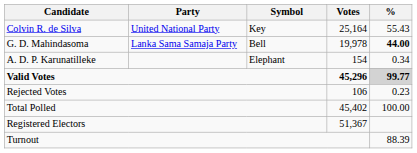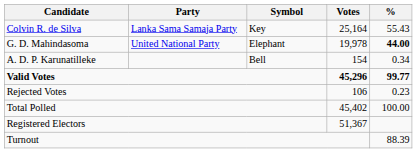(175, 28) United National Party -> (184, 28) Lanka Sama Samaja Party
(184, 44) Lanka Sama Samaja Party -> (175, 44) United National Party
(257, 44) Bell -> (267, 44) Elephant
(267, 60) Elephant -> (257, 60) Bell
(398, 76) lightgrey background -> (398, 76) no background
